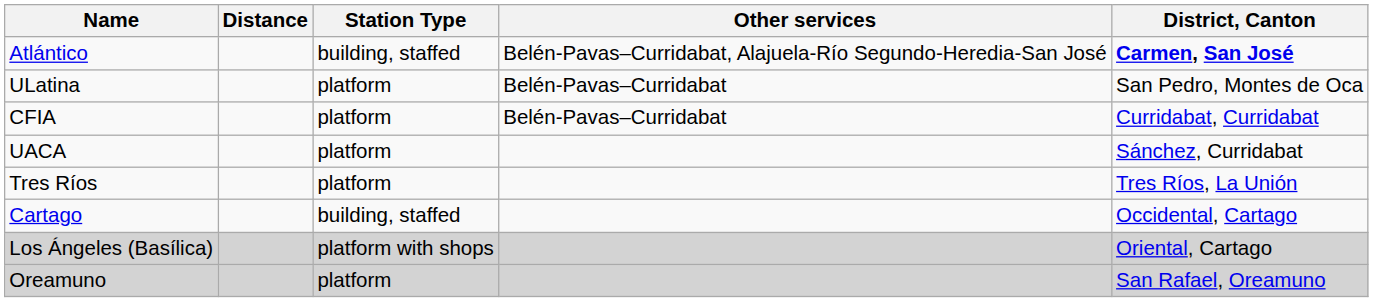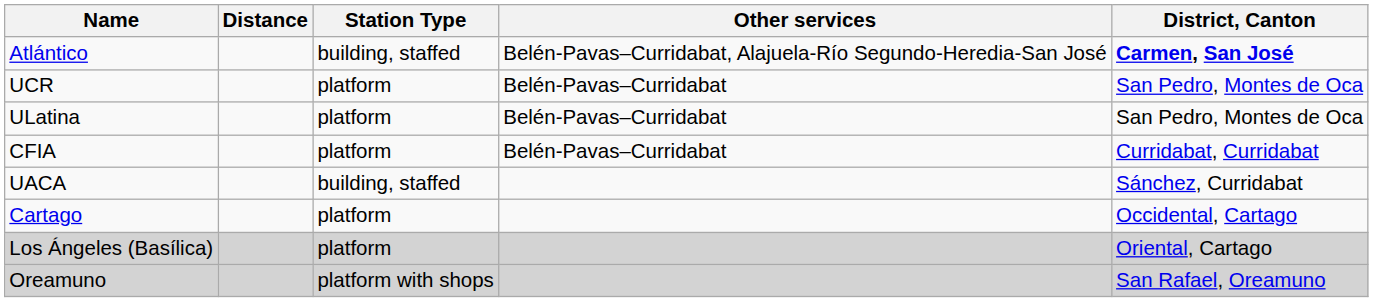+ row: (32, 85)
(354, 150) platform -> (389, 183) building, staffed
- row: (53, 183)
(389, 215) building, staffed -> (354, 215) platform
(406, 248) platform with shops -> (354, 248) platform
(354, 280) platform -> (406, 280) platform with shops
